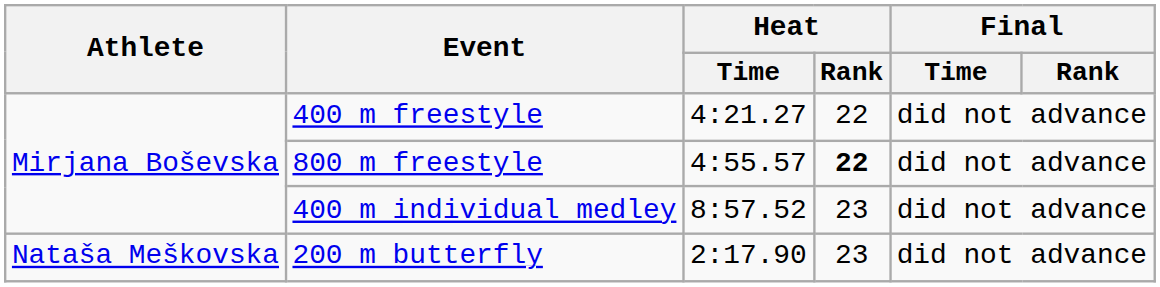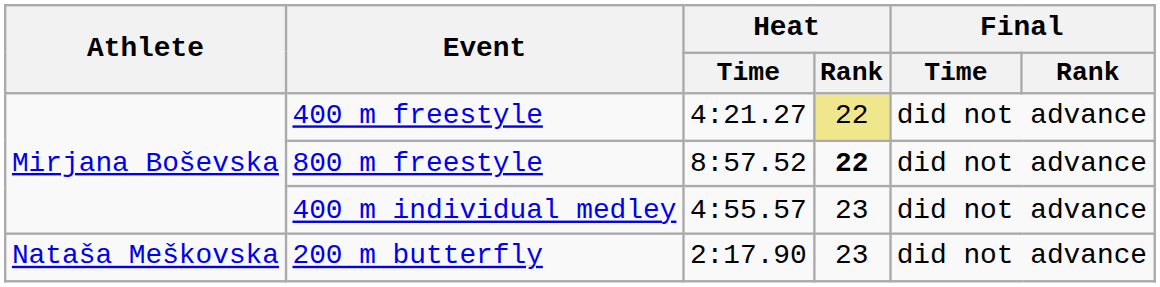(852, 117) no background -> (852, 117) khaki background
(748, 163) 4:55.57 -> (748, 163) 8:57.52
(748, 210) 8:57.52 -> (748, 210) 4:55.57
